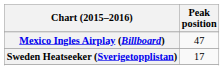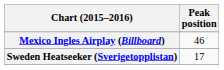(199, 40) 47 -> (199, 40) 46
